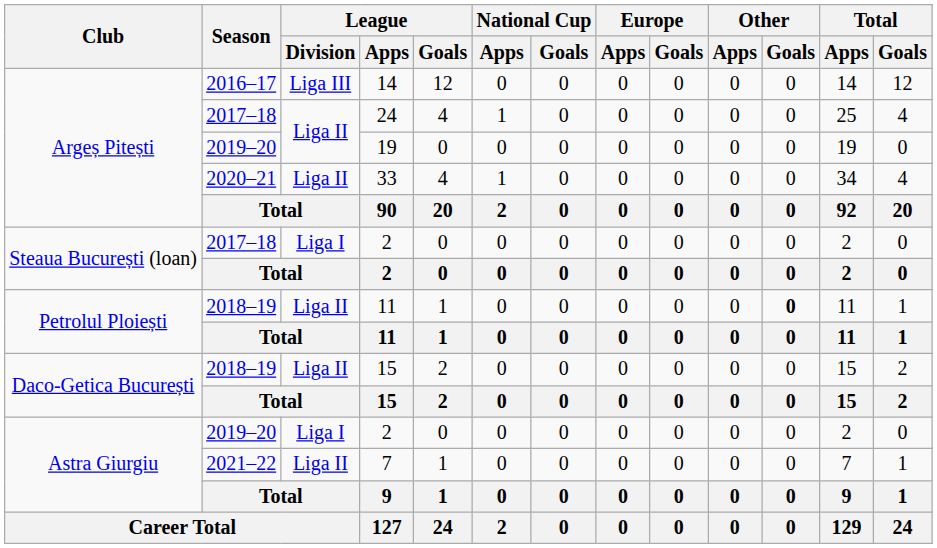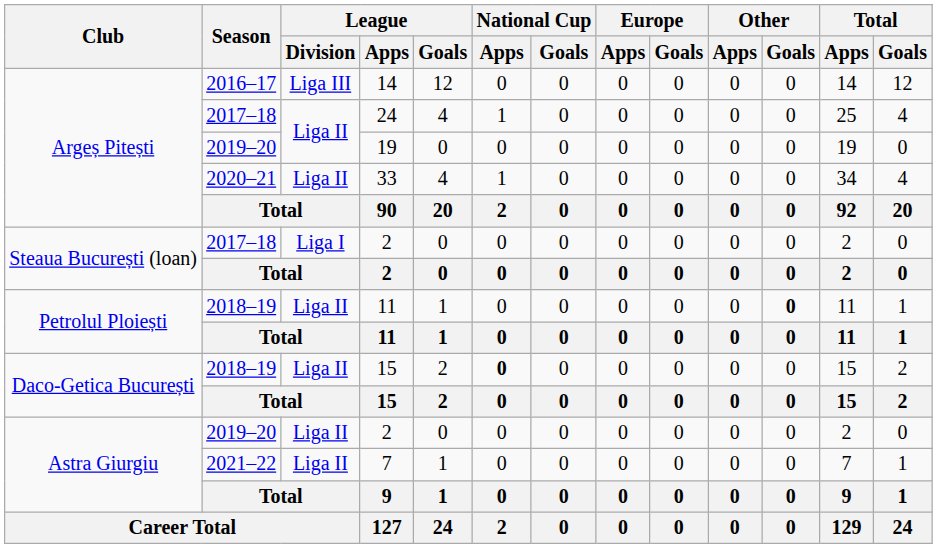(502, 369) normal -> (502, 369) bold
(320, 432) Liga I -> (320, 432) Liga II
